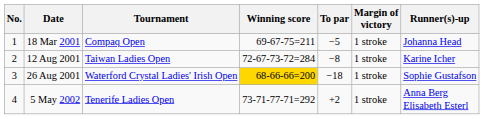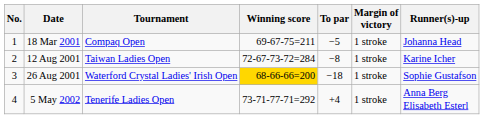(335, 99) +2 -> (335, 99) +4
